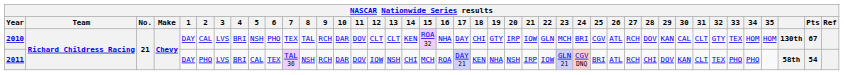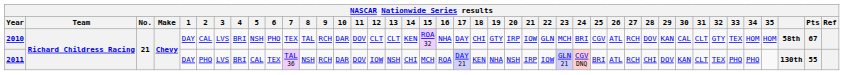(791, 38) 130th -> (791, 38) 58th
(791, 59) 58th -> (791, 59) 130th
(813, 59) 54 -> (813, 59) 55
